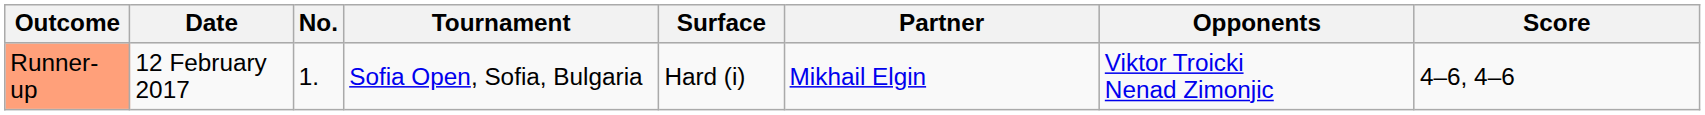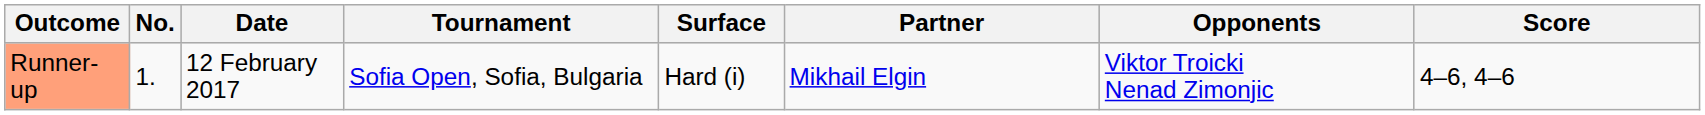columns swapped: (318, 23) <-> (212, 23)
